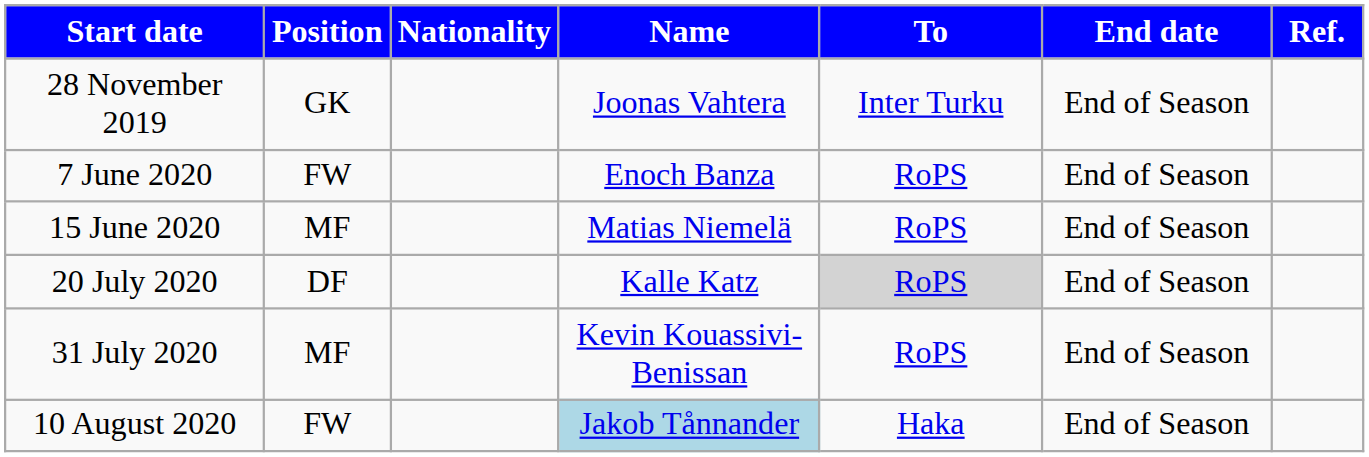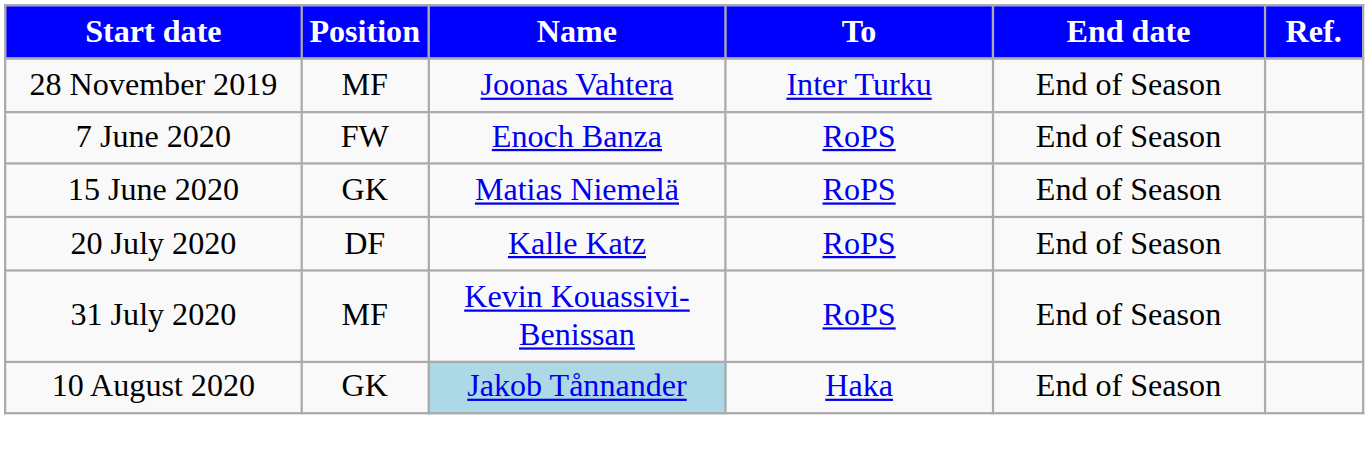- column: (474, 31)
(327, 103) GK -> (365, 84) MF
(327, 228) MF -> (365, 190) GK
(931, 281) lightgrey background -> (859, 243) no background
(327, 424) FW -> (365, 387) GK
